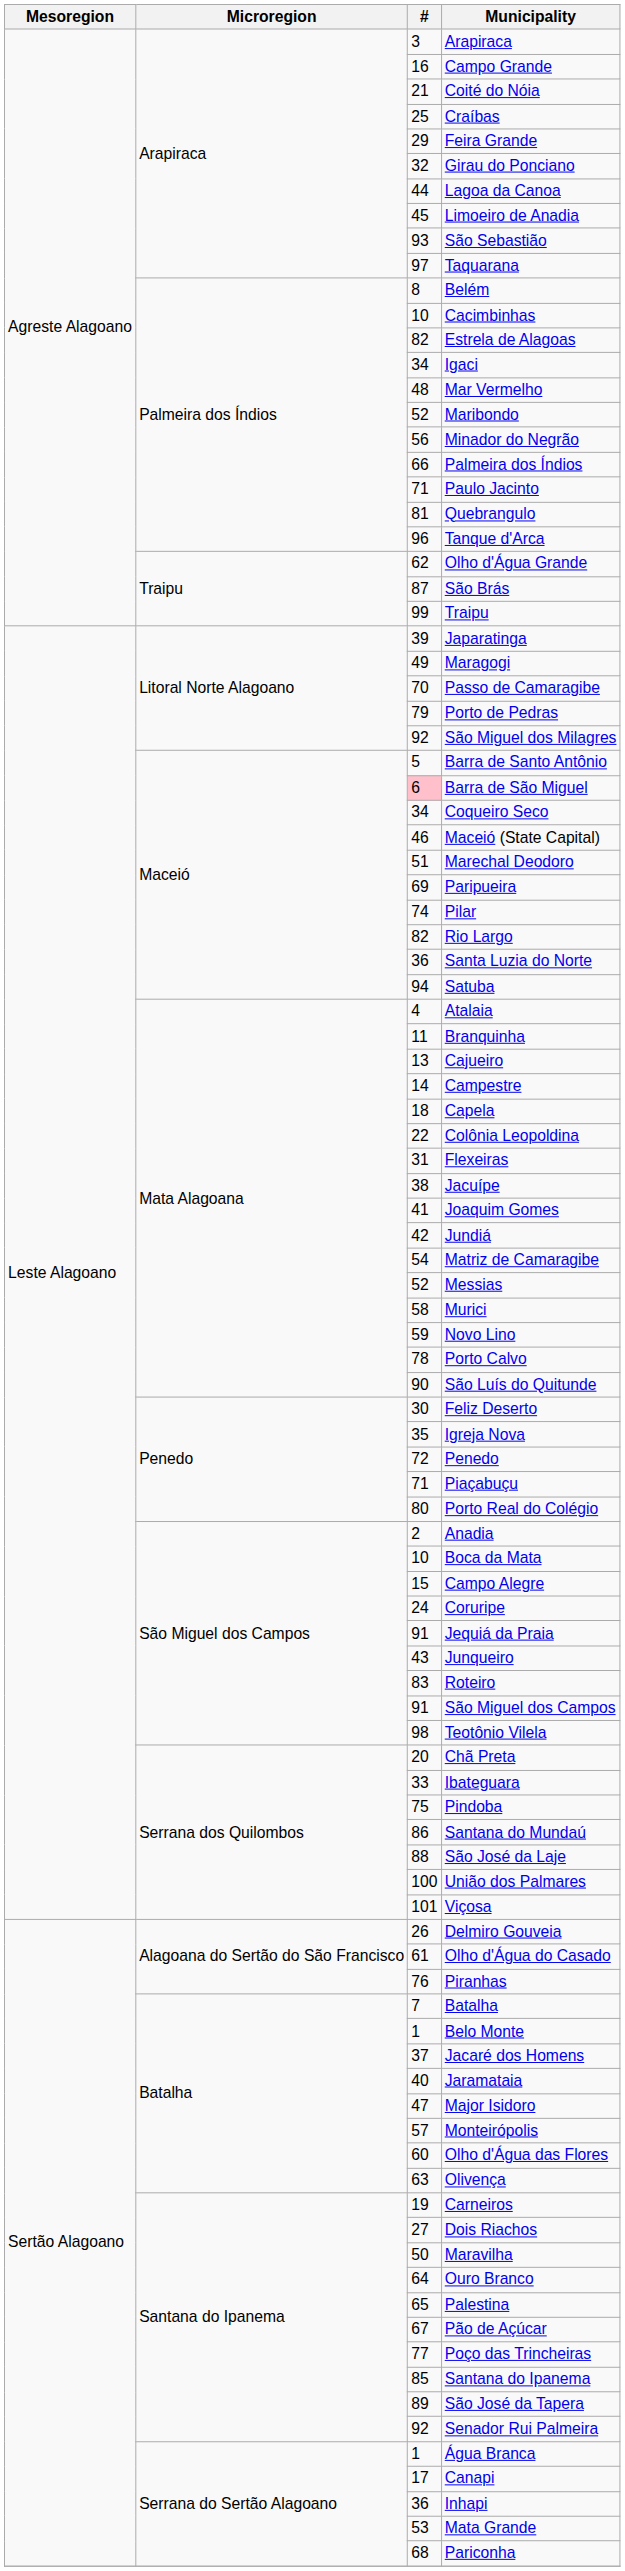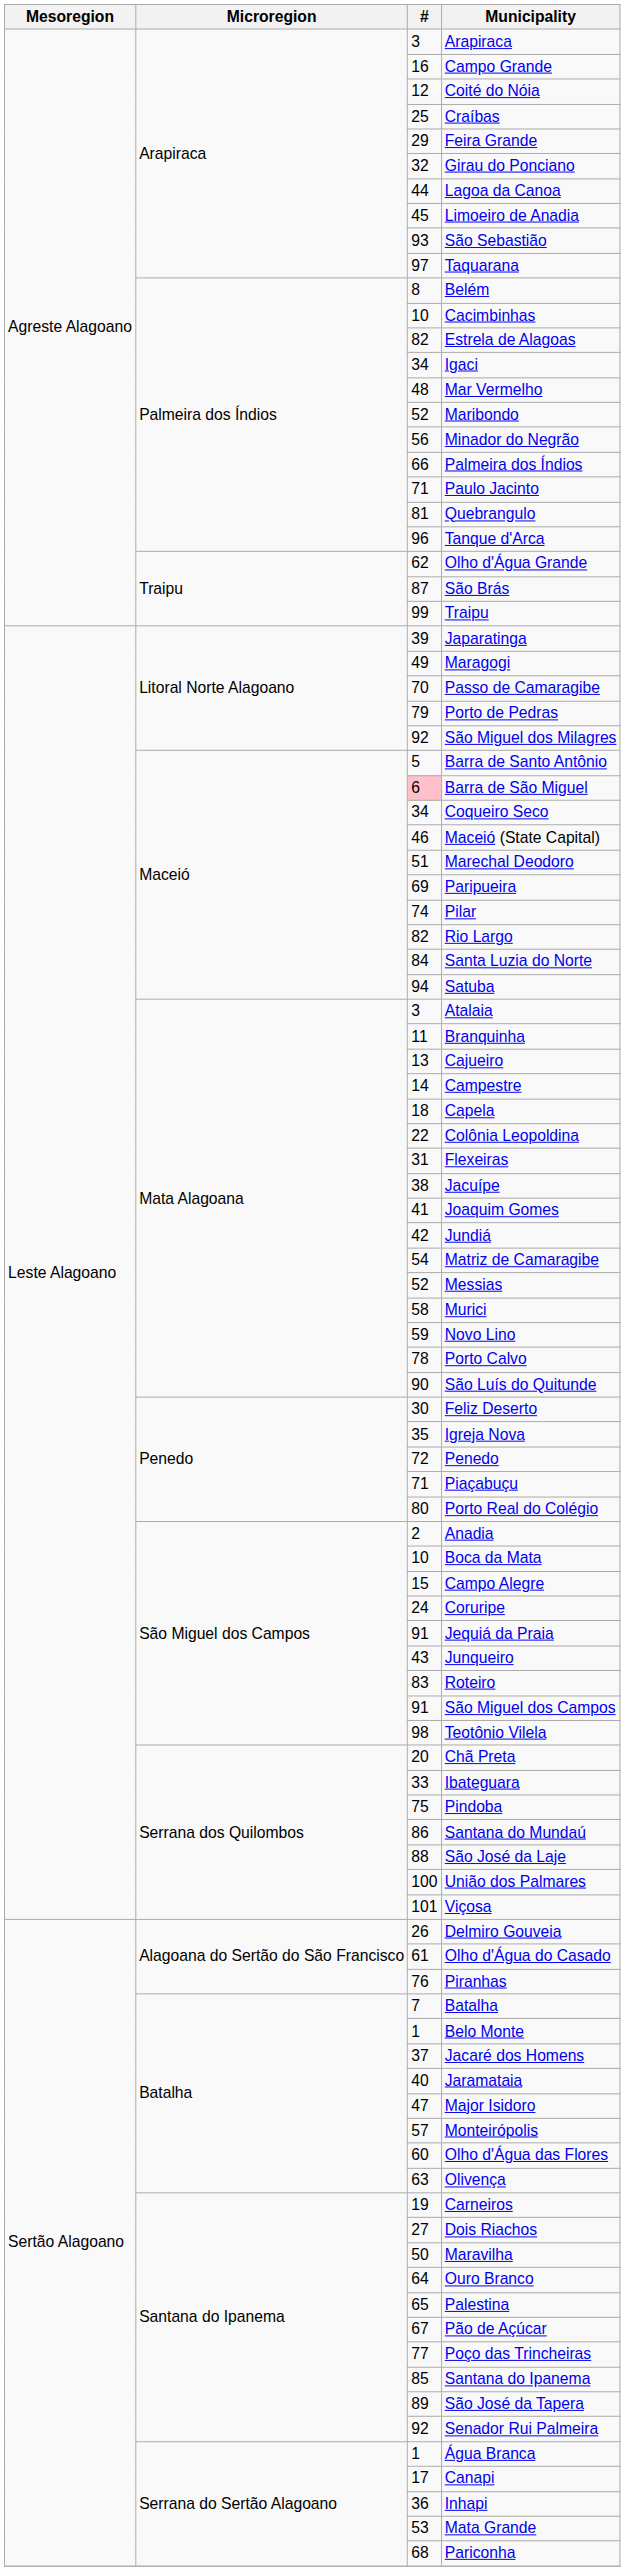(420, 91) 21 -> (420, 91) 12
(420, 961) 36 -> (420, 961) 84
(416, 1011) 4 -> (416, 1011) 3
